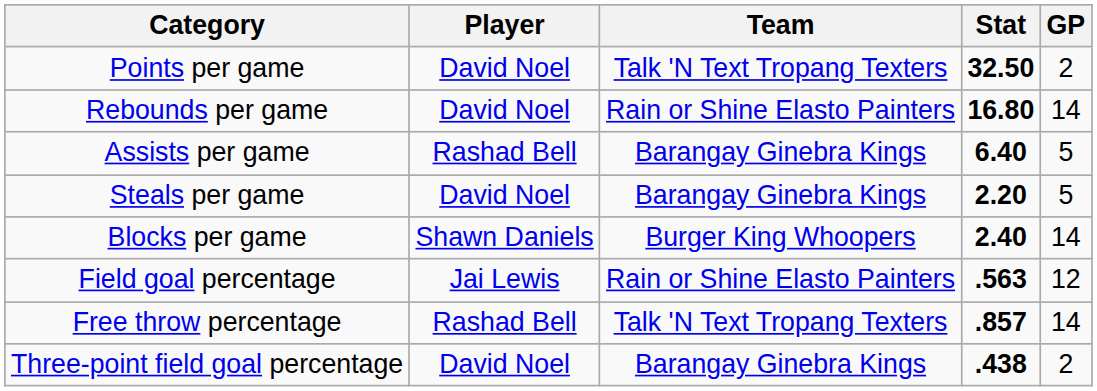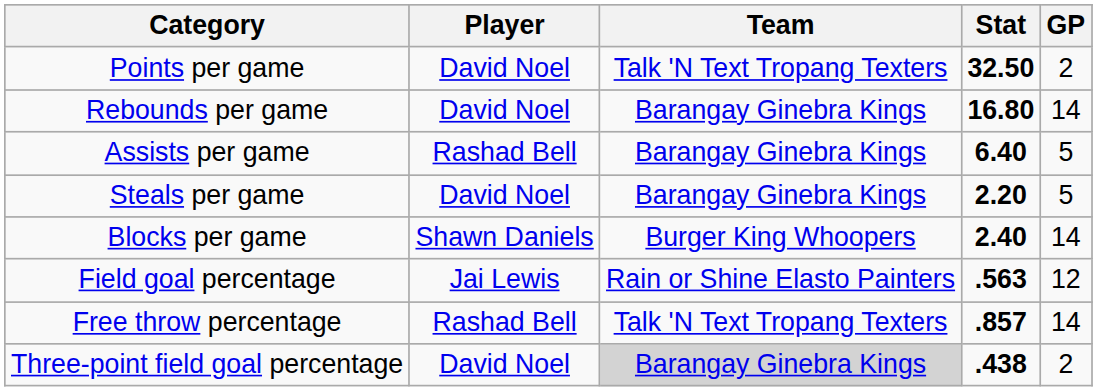(781, 110) Rain or Shine Elasto Painters -> (781, 110) Barangay Ginebra Kings
(781, 364) no background -> (781, 364) lightgrey background
